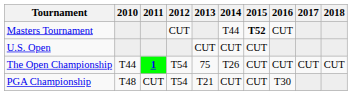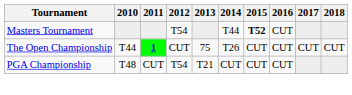(179, 30) CUT -> (179, 30) T54
- row: (29, 47)
(179, 65) T54 -> (179, 47) CUT
(282, 82) T30 -> (282, 65) CUT
